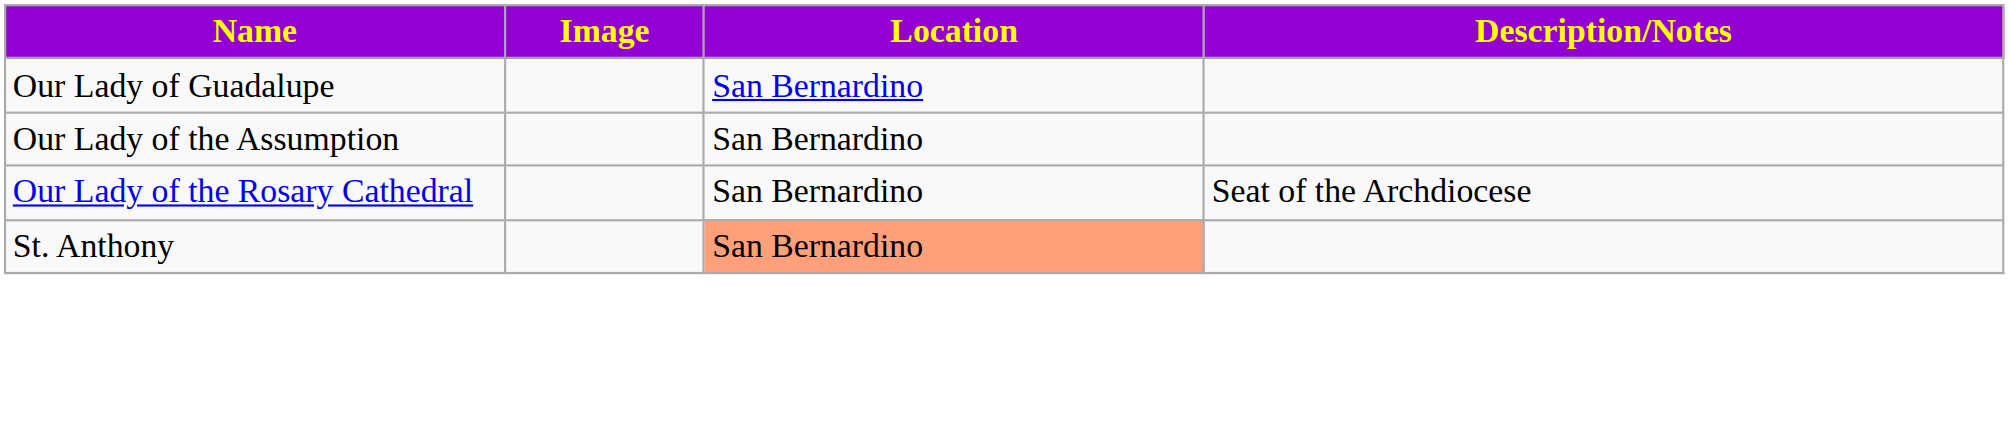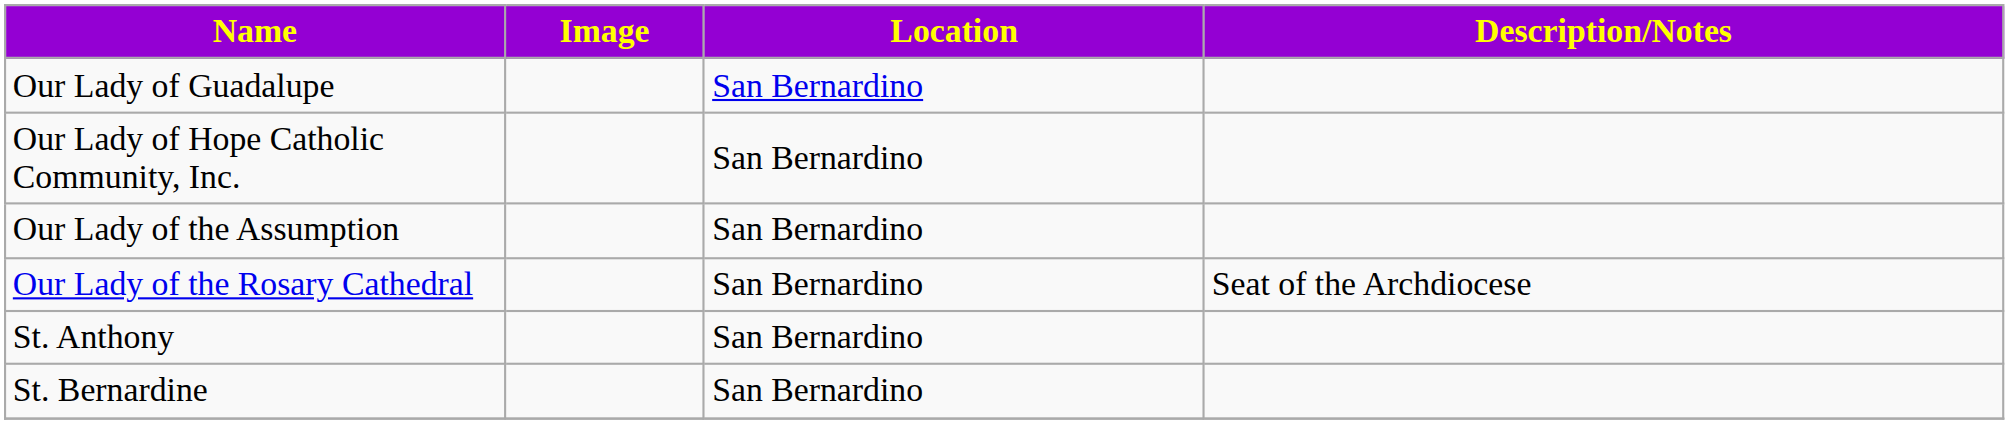+ row: (198, 157)
(818, 245) lightsalmon background -> (818, 336) no background
+ row: (110, 390)
